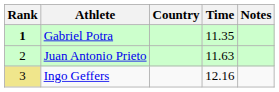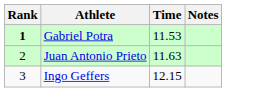- column: (176, 14)
(220, 35) 11.35 -> (167, 35) 11.53
(23, 76) khaki background -> (23, 76) no background
(220, 76) 12.16 -> (167, 76) 12.15
